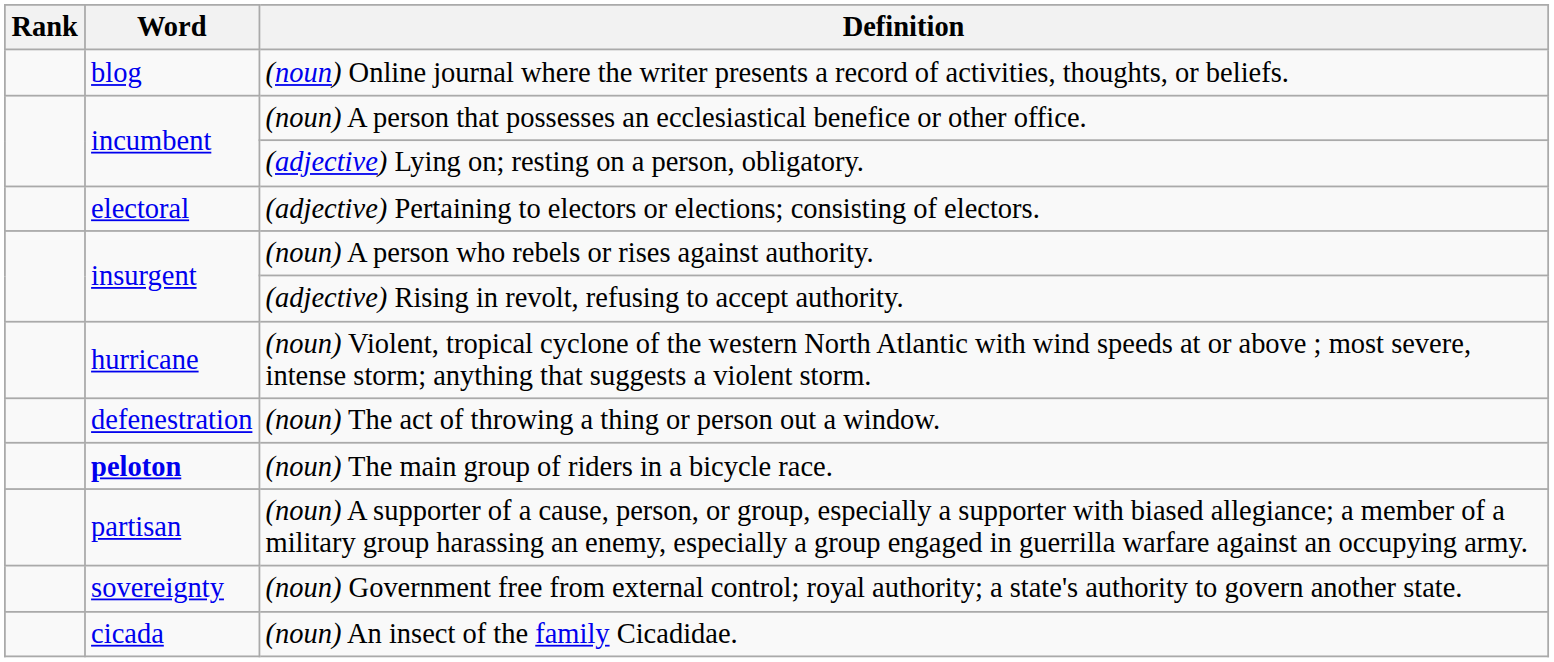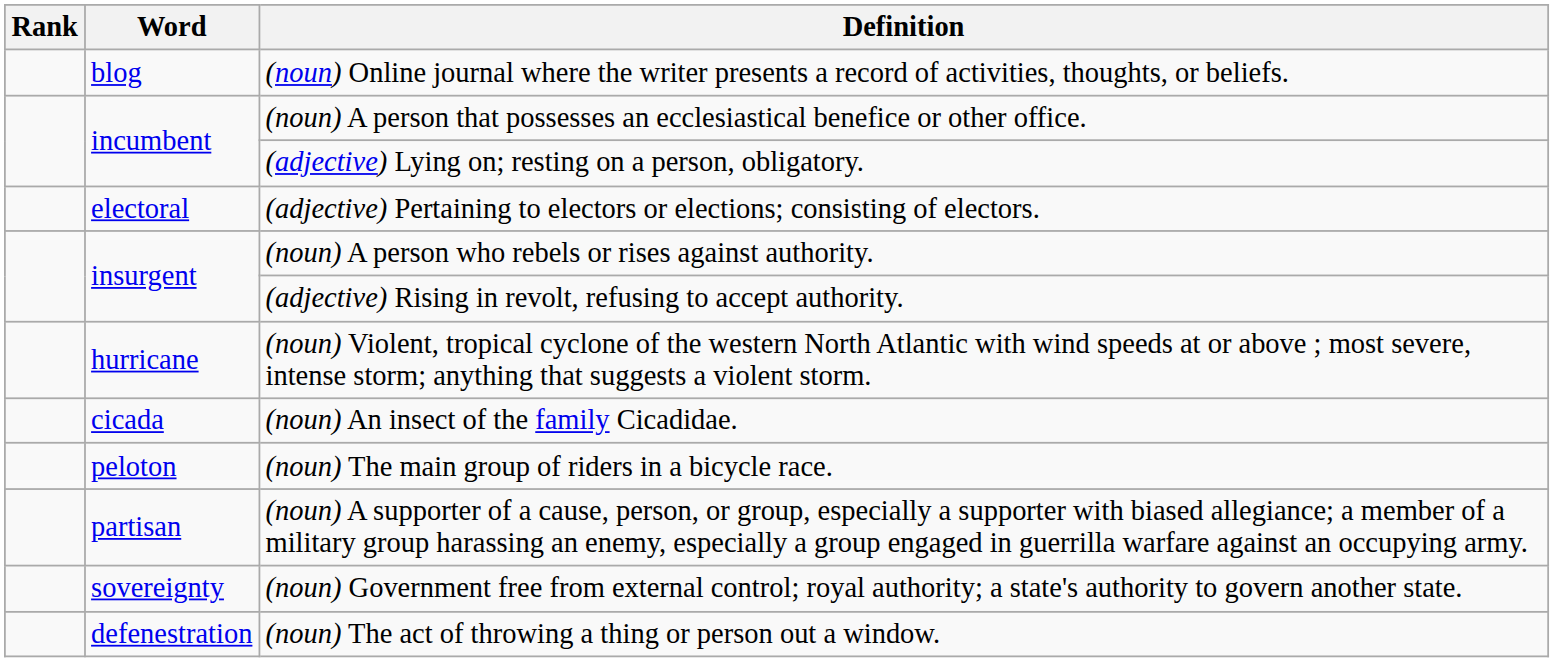rows swapped: (502, 633) <-> (603, 420)
(136, 465) bold -> (134, 465) normal
